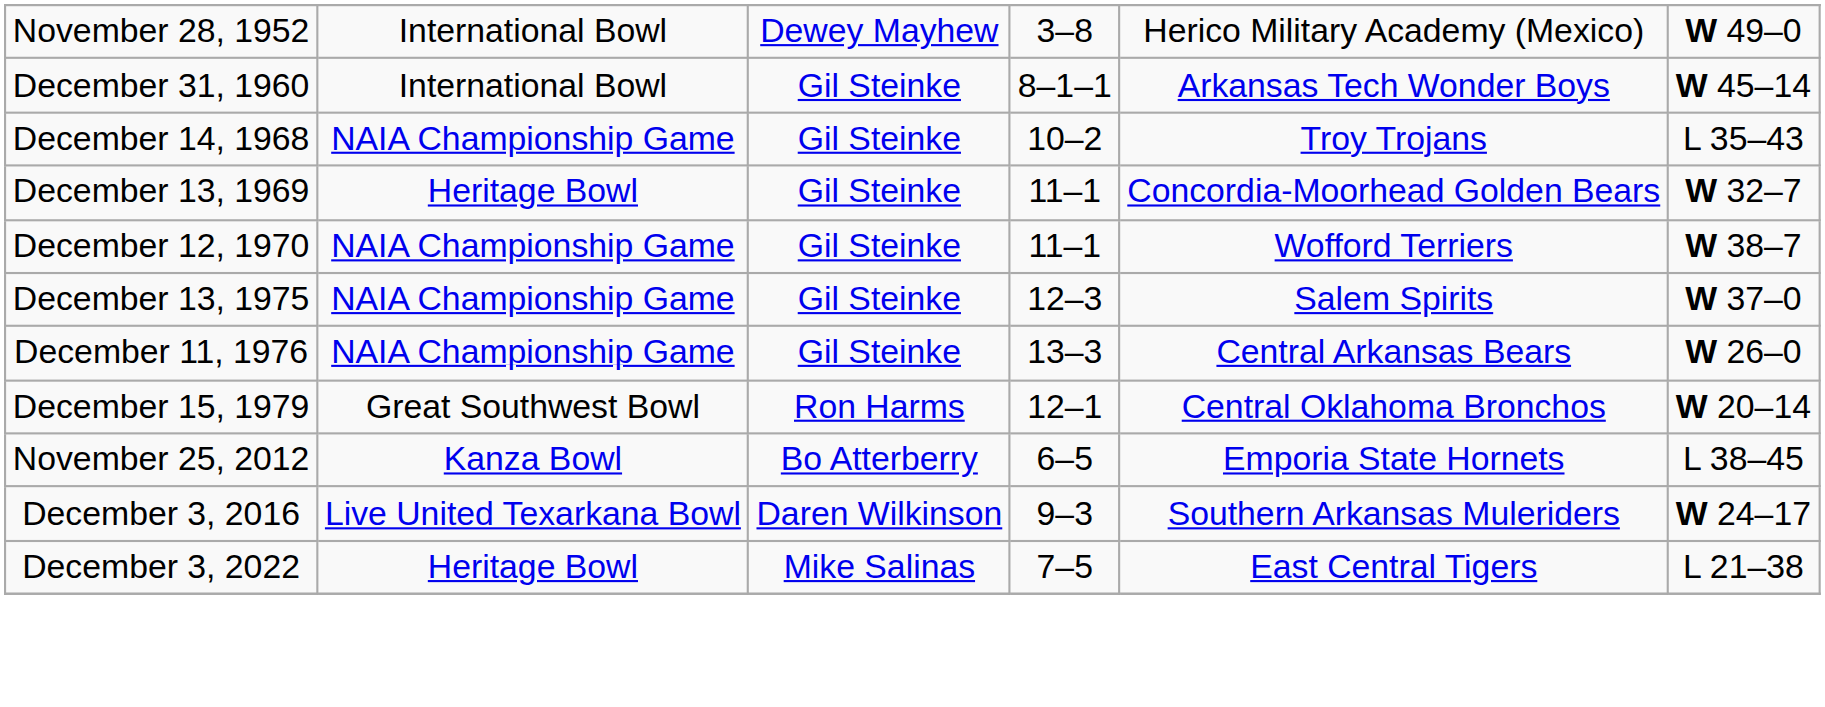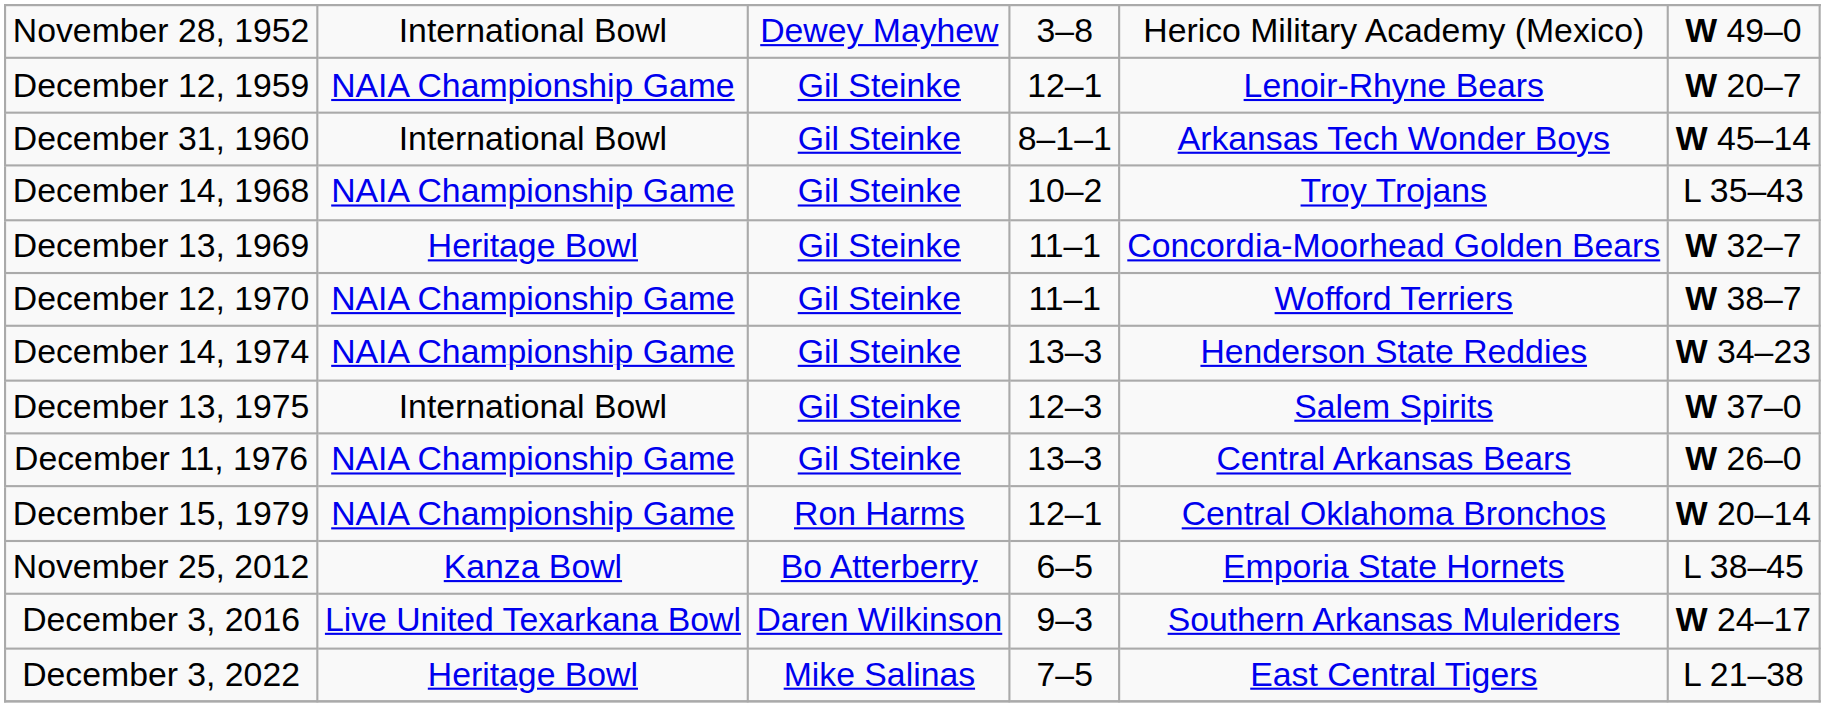+ row: (161, 84)
+ row: (161, 352)
(533, 298) NAIA Championship Game -> (533, 406) International Bowl
(533, 406) Great Southwest Bowl -> (533, 513) NAIA Championship Game
